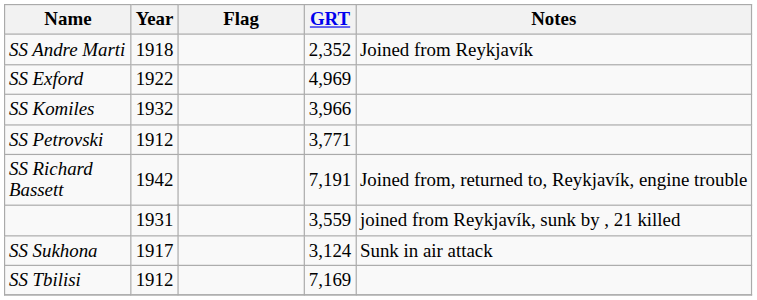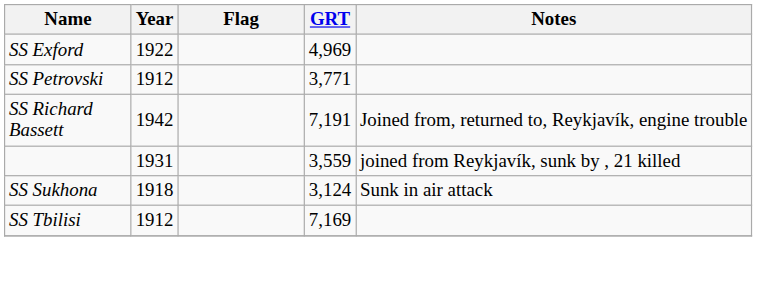- row: (67, 49)
- row: (52, 109)
(155, 250) 1917 -> (155, 190) 1918
